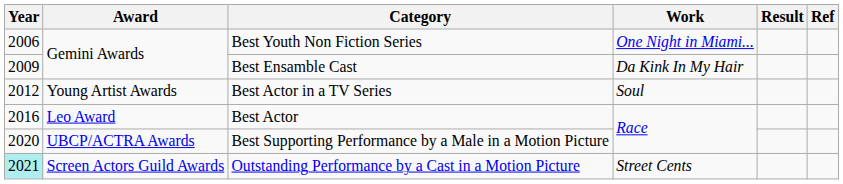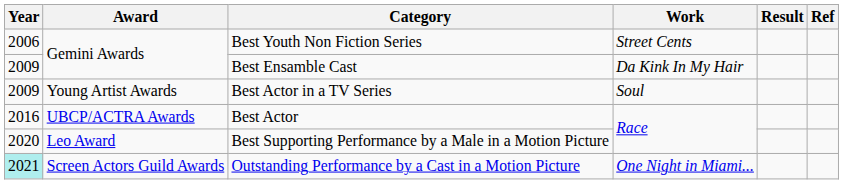(685, 41) One Night in Miami... -> (654, 41) Street Cents
(24, 91) 2012 -> (24, 91) 2009
(81, 116) Leo Award -> (121, 116) UBCP/ACTRA Awards
(121, 141) UBCP/ACTRA Awards -> (81, 141) Leo Award
(654, 166) Street Cents -> (685, 166) One Night in Miami...
